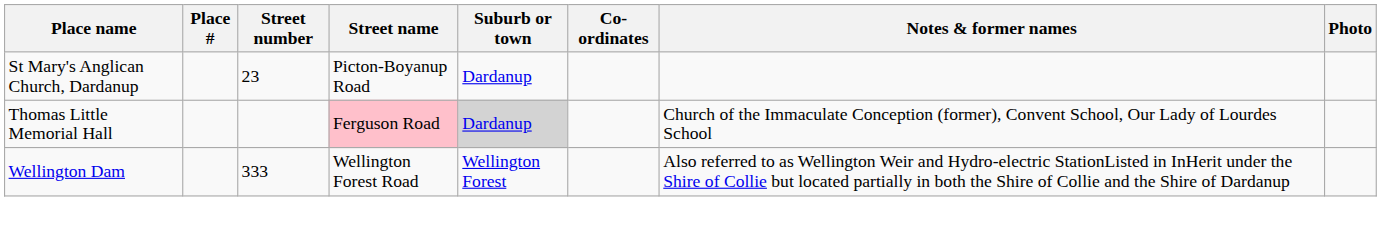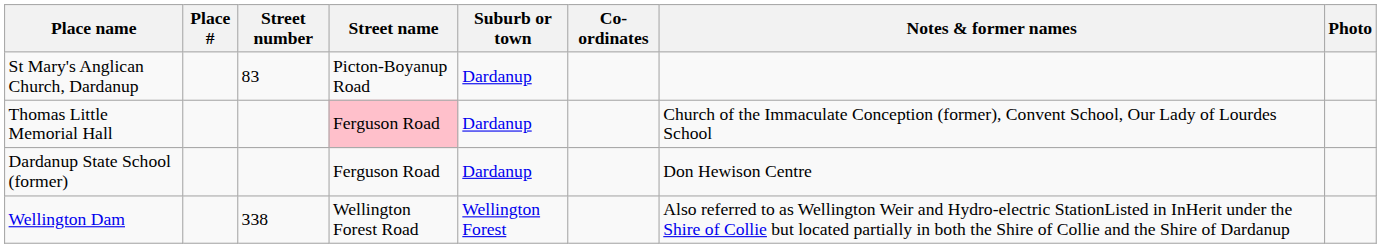(250, 76) 23 -> (250, 76) 83
(497, 123) lightgrey background -> (497, 123) no background
+ row: (90, 171)
(255, 171) 333 -> (255, 219) 338
